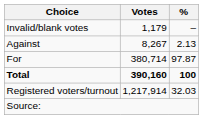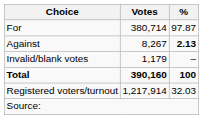rows swapped: (14, 59) <-> (47, 28)
(186, 43) normal -> (186, 43) bold
